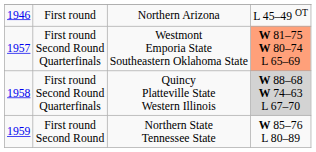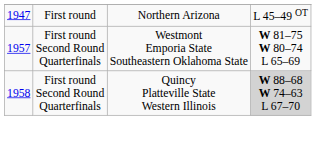(19, 15) 1946 -> (19, 15) 1947
(281, 48) lightsalmon background -> (281, 48) no background
- row: (179, 131)
